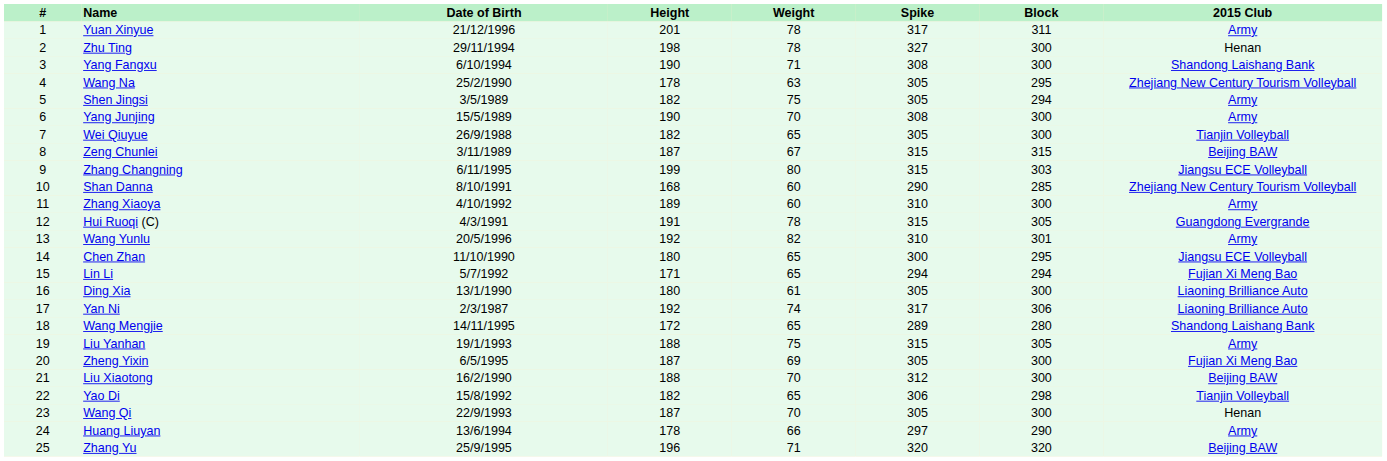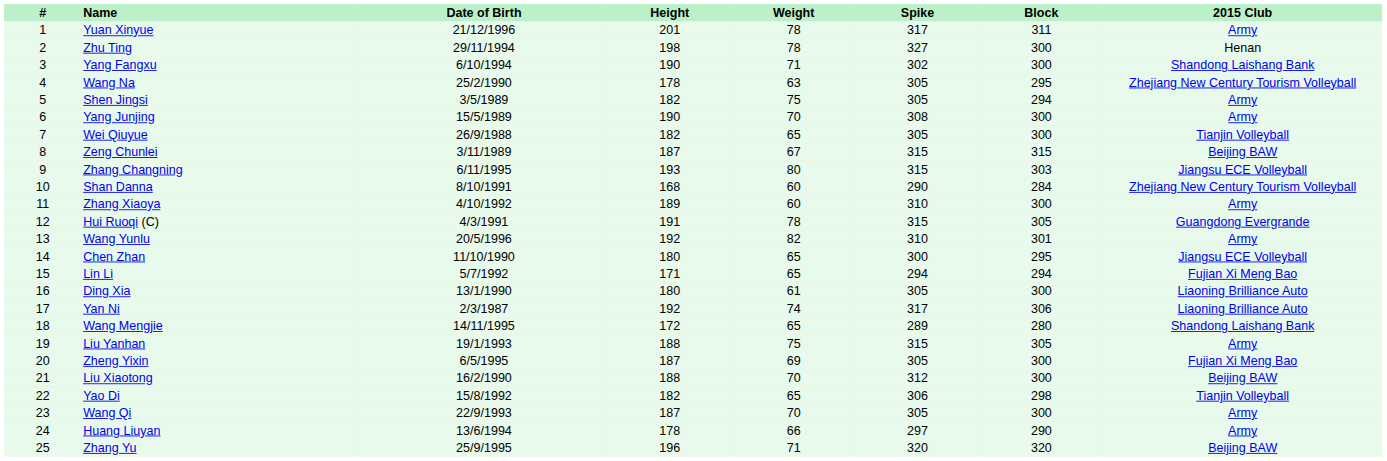(918, 65) 308 -> (918, 65) 302
(670, 169) 199 -> (670, 169) 193
(1041, 187) 285 -> (1041, 187) 284
(1243, 413) Henan -> (1243, 413) Army
